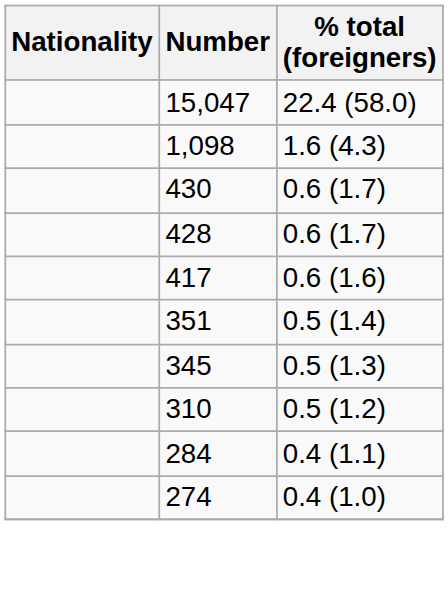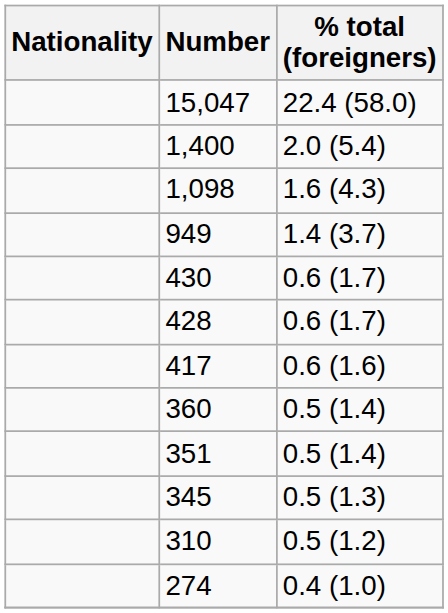+ row: (200, 146)
+ row: (189, 233)
+ row: (189, 409)
- row: (189, 453)
